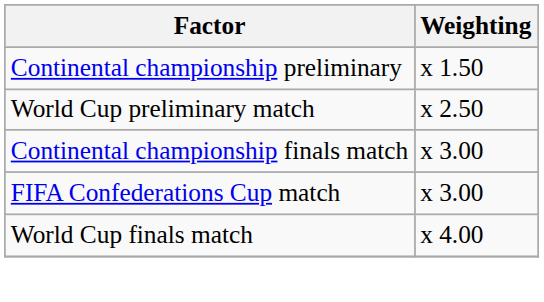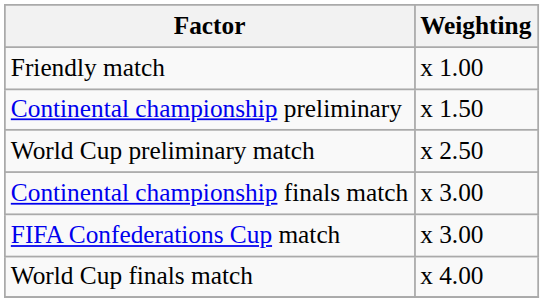+ row: (88, 67)
